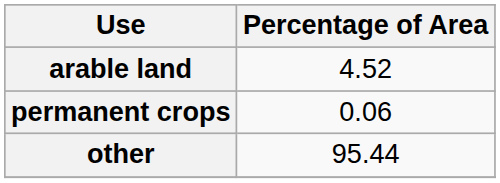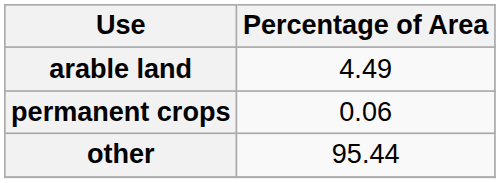(366, 68) 4.52 -> (366, 68) 4.49
